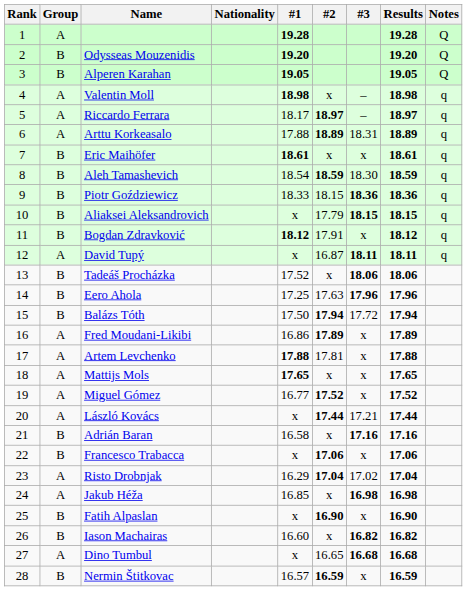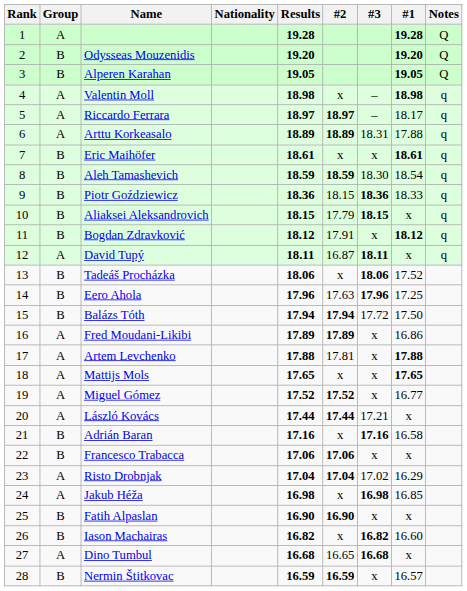columns swapped: (295, 14) <-> (403, 14)
